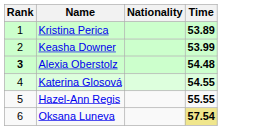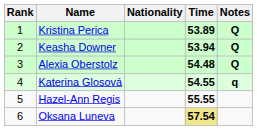+ column: (235, 13)
(201, 47) 53.99 -> (201, 47) 53.94
(20, 64) bold -> (20, 64) normal
